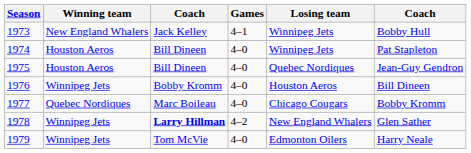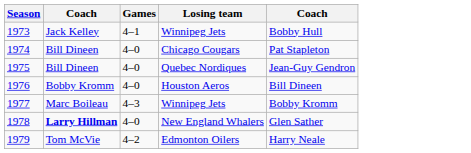- column: (97, 13)
(301, 49) Winnipeg Jets -> (201, 49) Chicago Cougars
(239, 103) 4–0 -> (131, 103) 4–3
(308, 103) Chicago Cougars -> (193, 103) Winnipeg Jets
(239, 121) 4–2 -> (131, 121) 4–0
(239, 139) 4–0 -> (131, 139) 4–2
